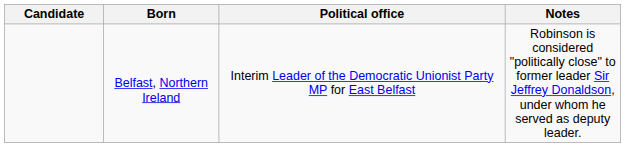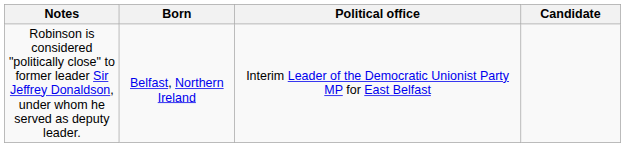columns swapped: (54, 14) <-> (563, 14)
